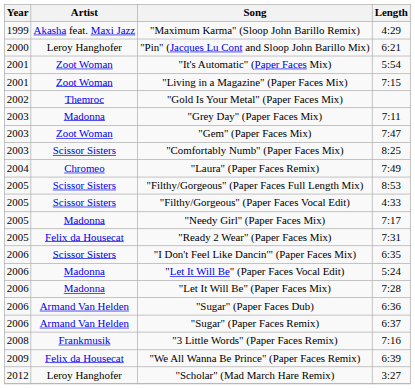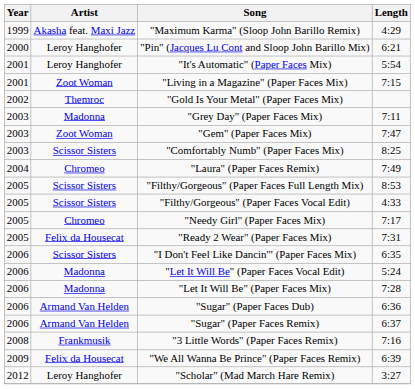(84, 64) Zoot Woman -> (84, 64) Leroy Hanghofer
(84, 220) Madonna -> (84, 220) Chromeo
